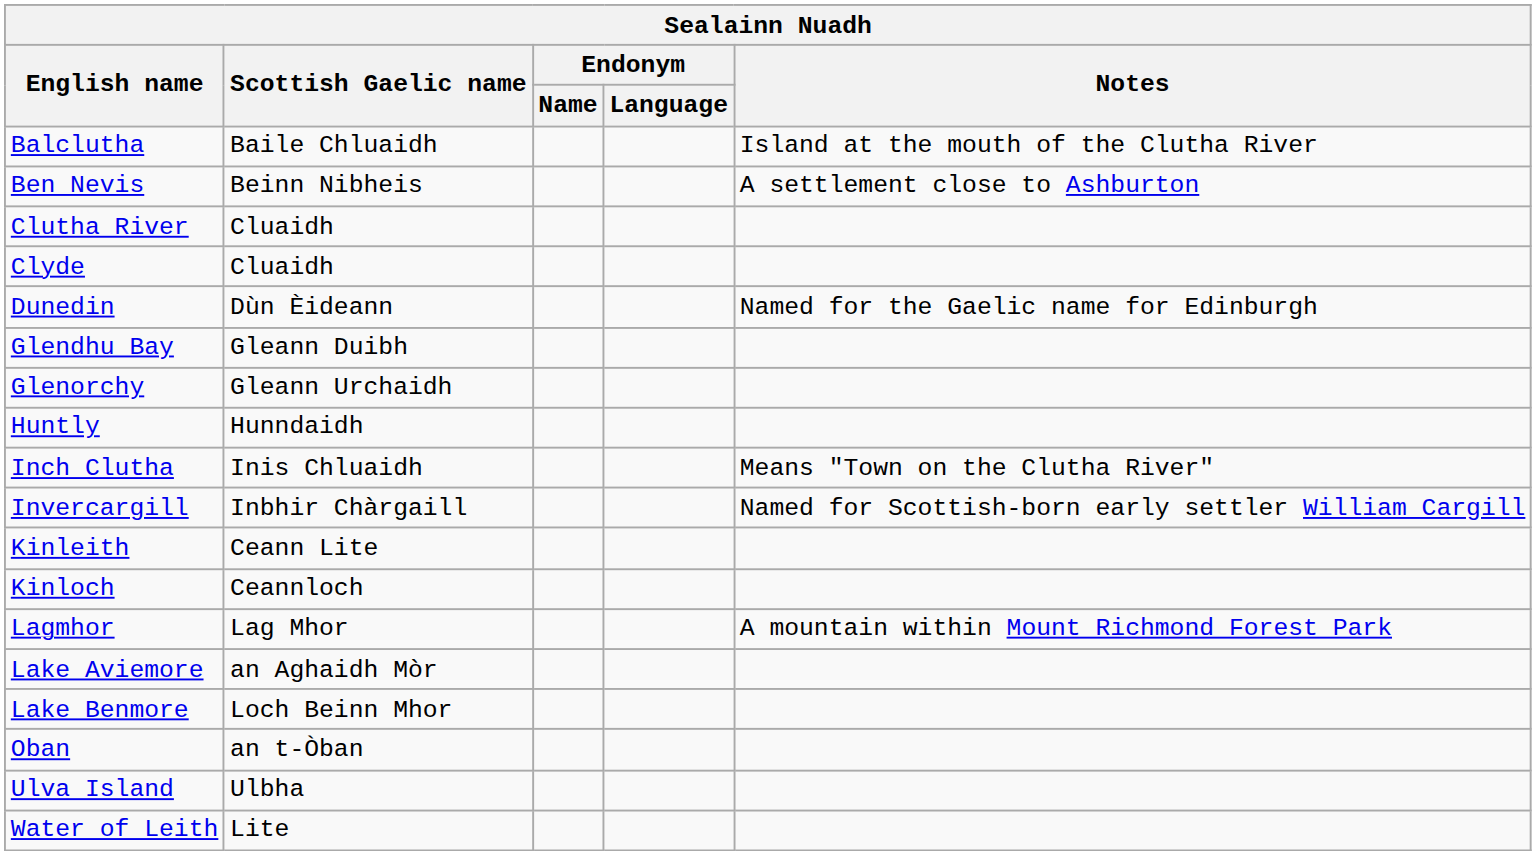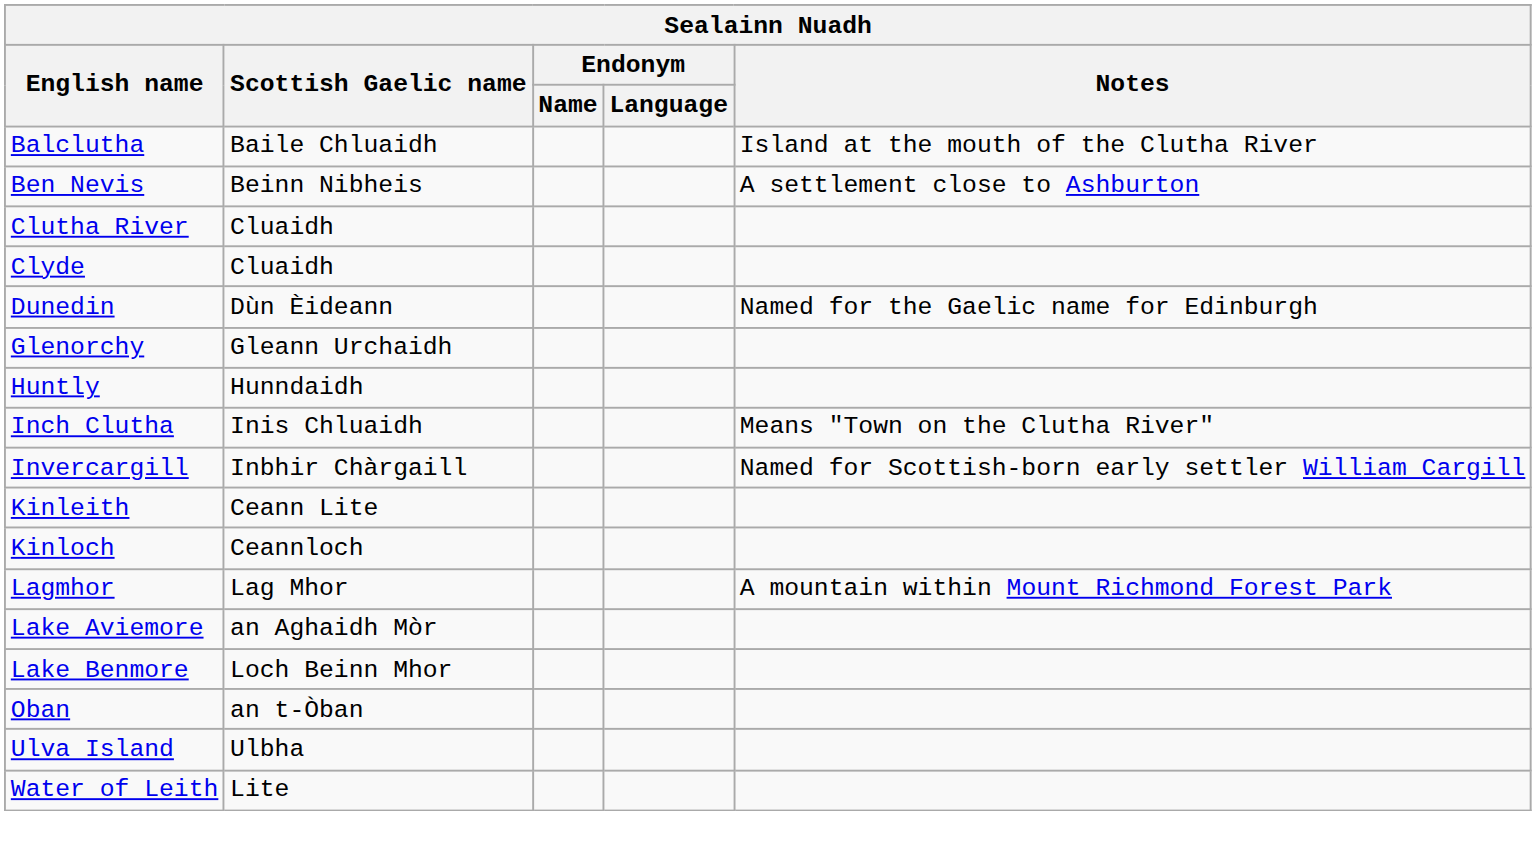- row: (92, 347)
